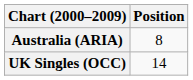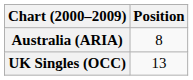(159, 63) 14 -> (159, 63) 13
